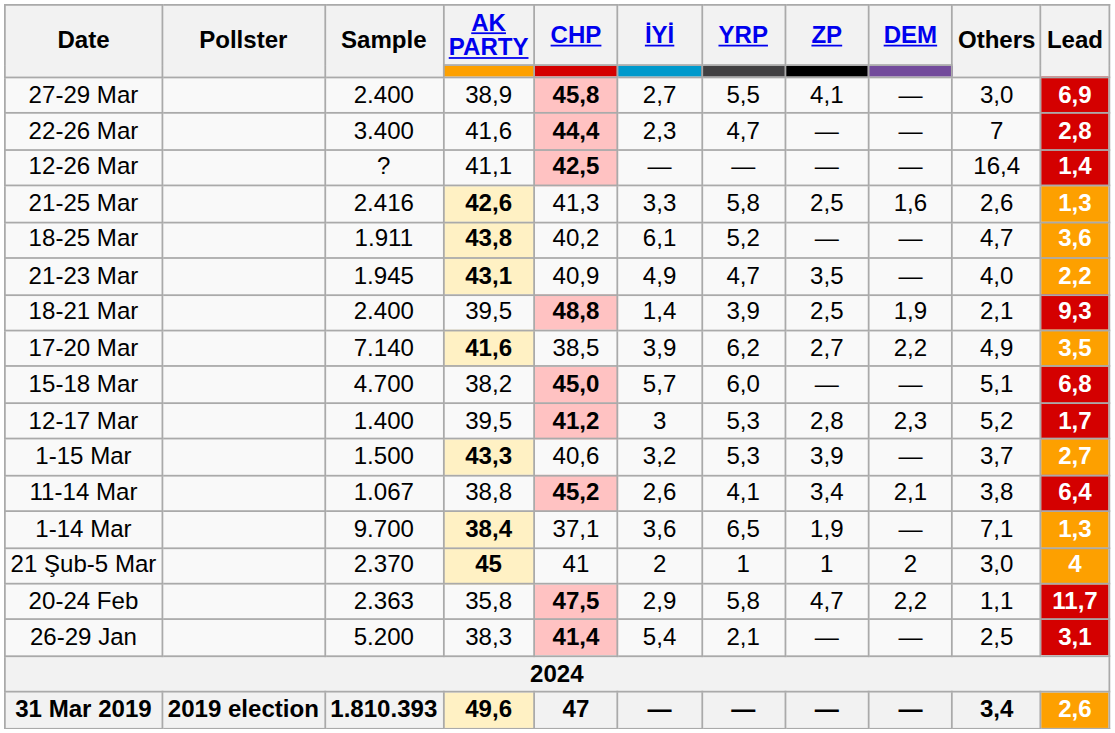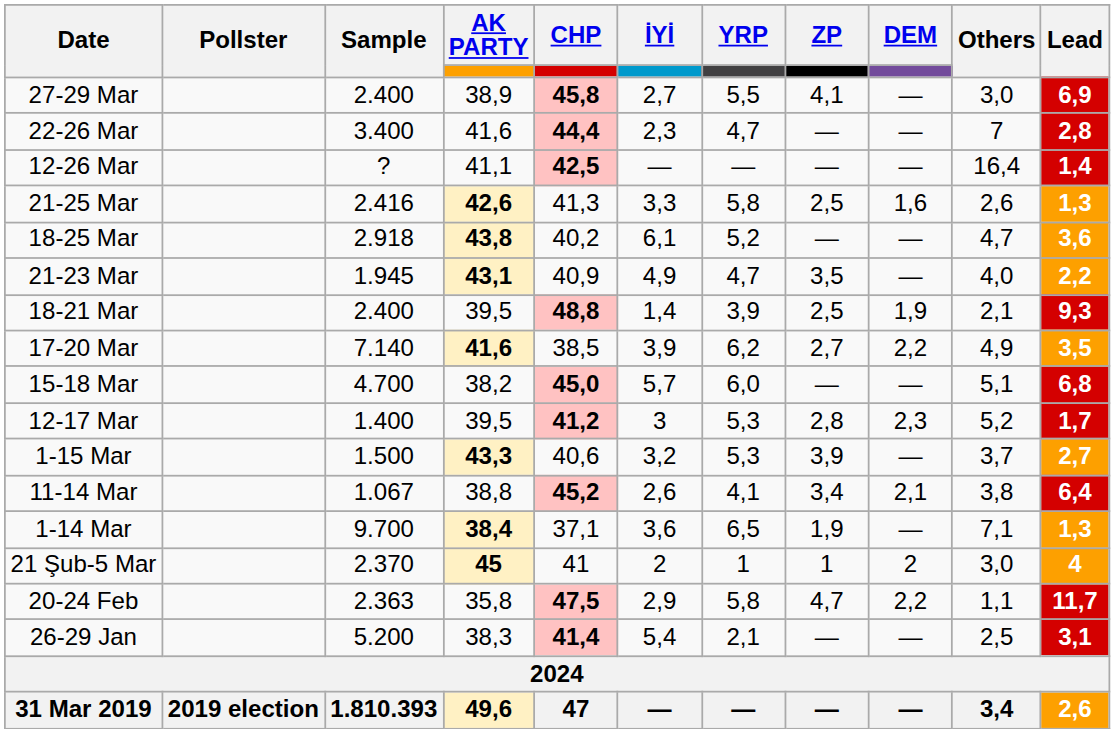(384, 239) 1.911 -> (384, 239) 2.918
